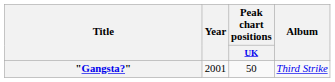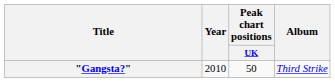(215, 69) 2001 -> (215, 69) 2010
